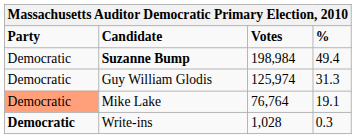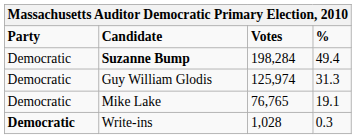(273, 58) 198,984 -> (273, 58) 198,284
(39, 101) lightsalmon background -> (39, 101) no background
(270, 101) 76,764 -> (270, 101) 76,765
